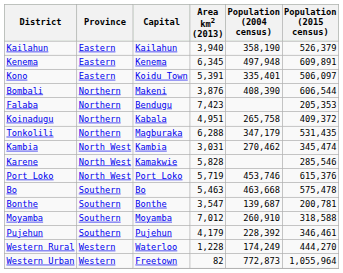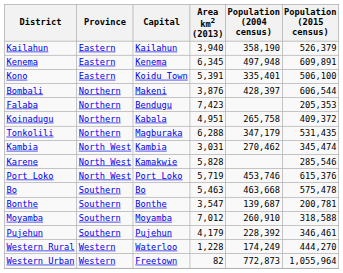(318, 76) 506,097 -> (318, 76) 506,100
(262, 91) 408,390 -> (262, 91) 428,397
